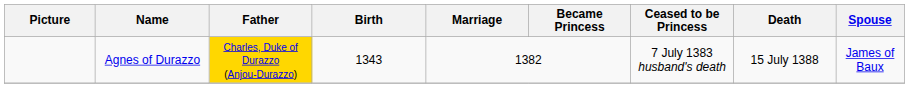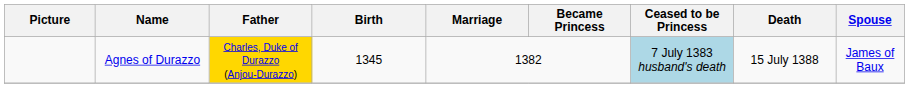(369, 60) 1343 -> (369, 60) 1345
(682, 60) no background -> (682, 60) lightblue background
